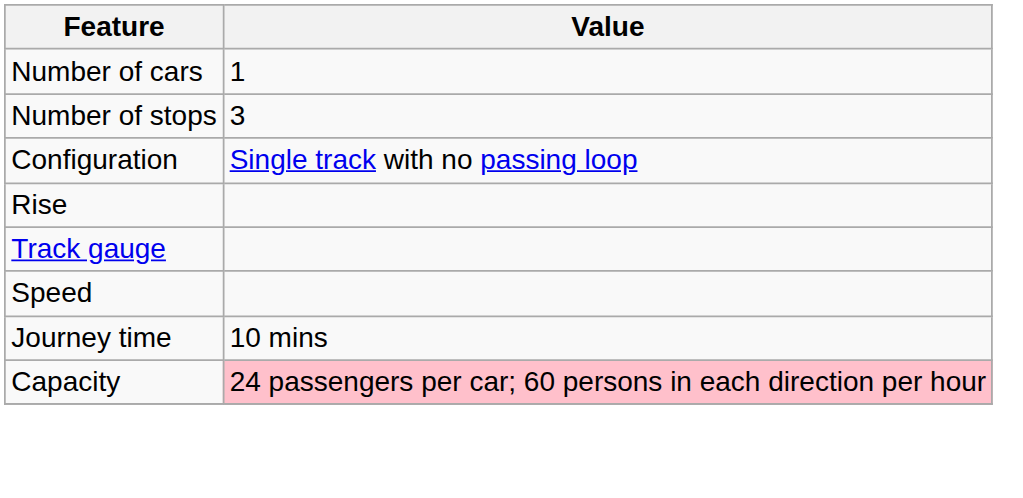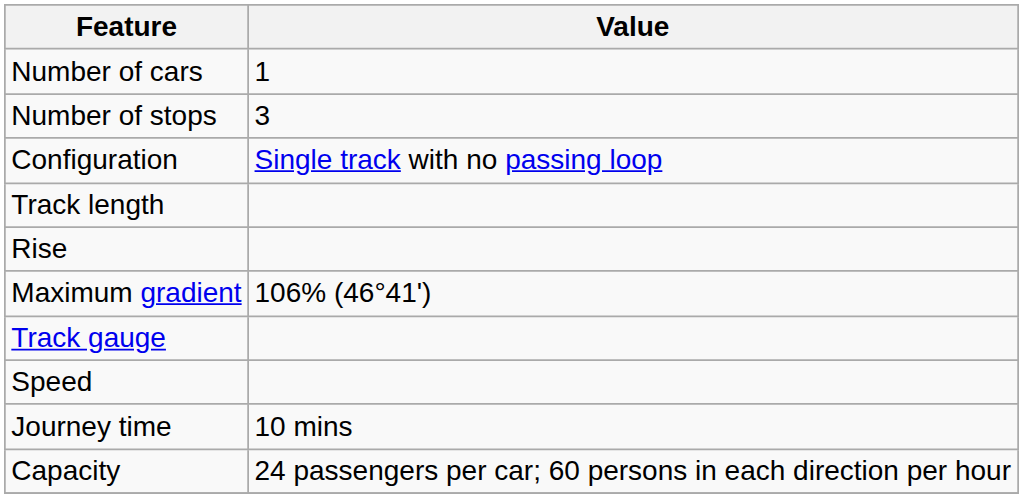+ row: (88, 204)
+ row: (126, 293)
(608, 381) pink background -> (633, 470) no background
